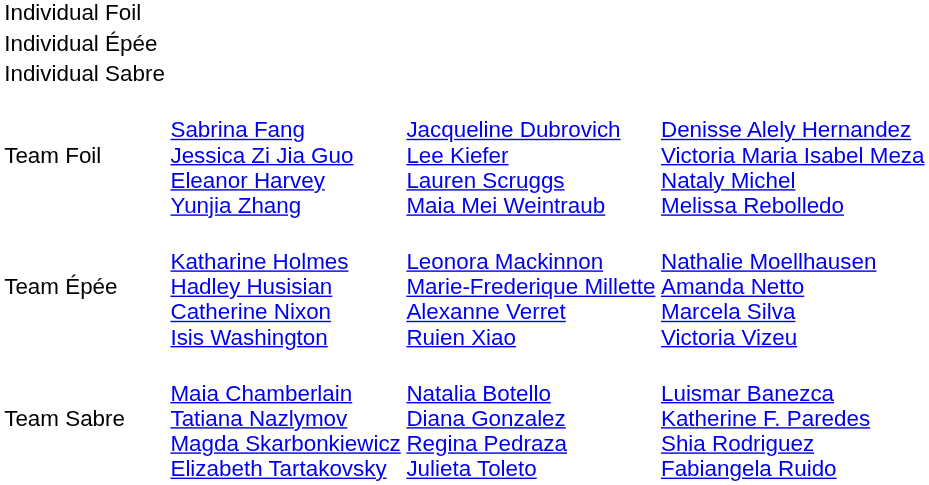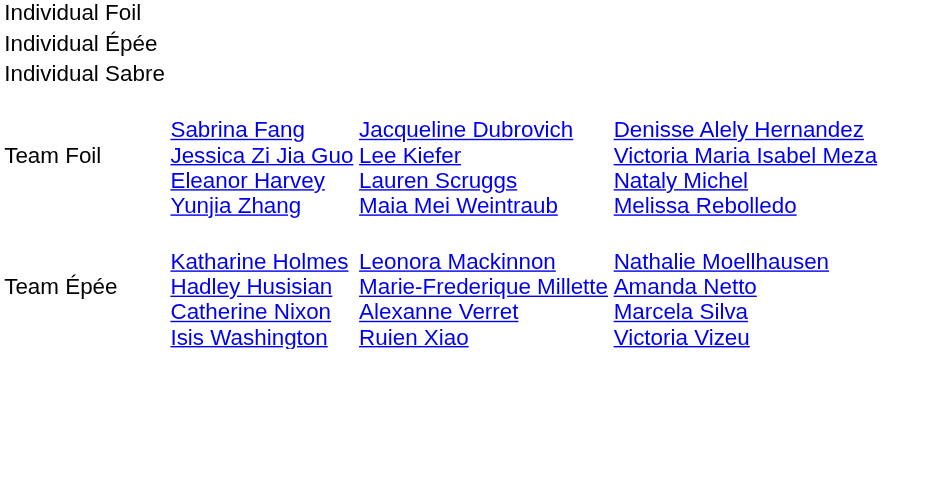- row: (65, 418)
